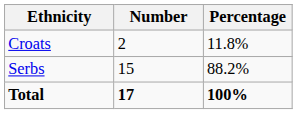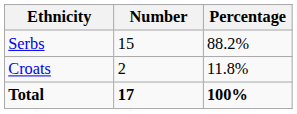rows swapped: (26, 69) <-> (30, 43)
